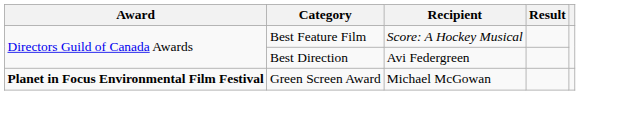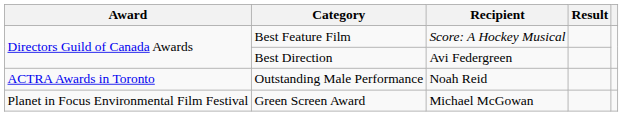+ row: (339, 79)
(136, 79) bold -> (128, 100) normal
